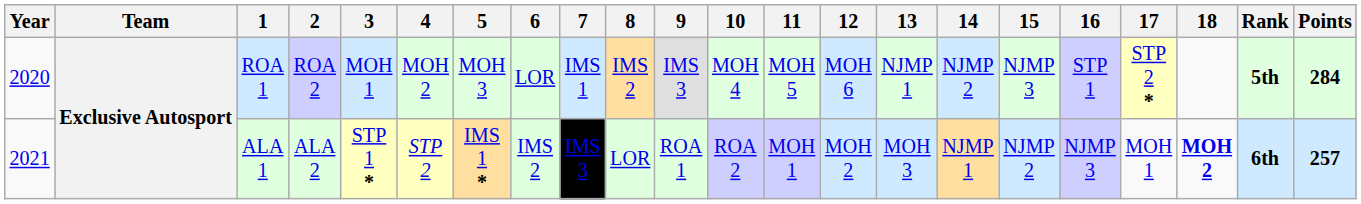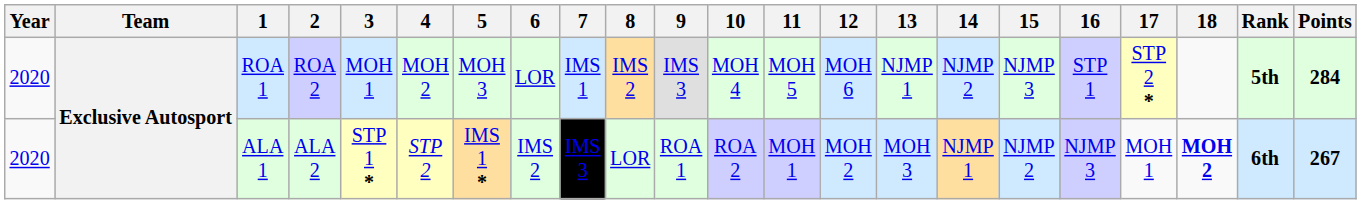(30, 158) 2021 -> (30, 158) 2020
(1325, 158) 257 -> (1325, 158) 267
